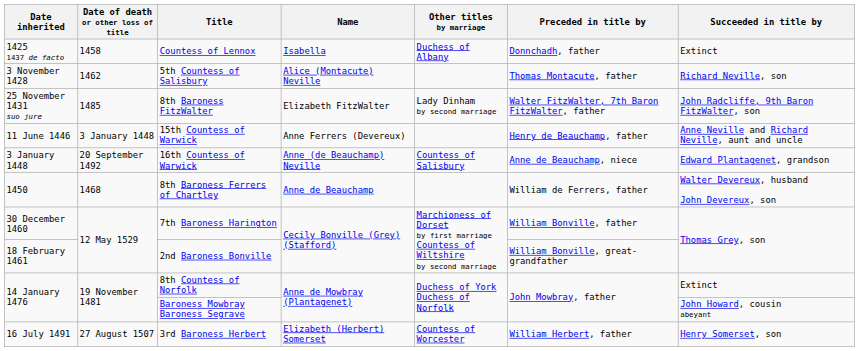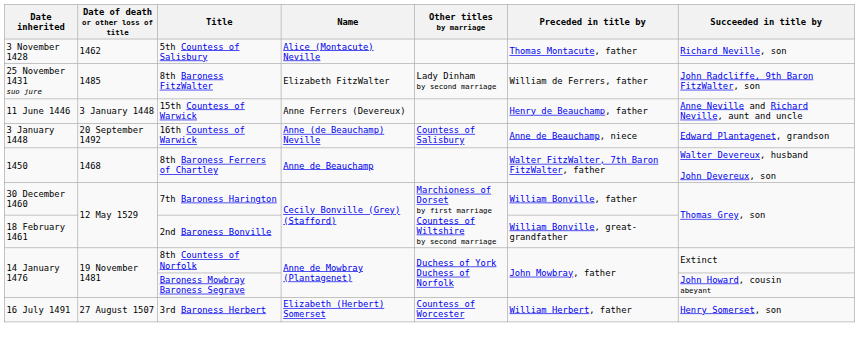- row: (208, 51)
(584, 106) Walter FitzWalter, 7th Baron FitzWalter, father -> (579, 81) William de Ferrers, father
(579, 190) William de Ferrers, father -> (584, 165) Walter FitzWalter, 7th Baron FitzWalter, father
